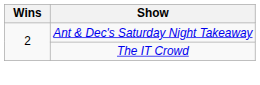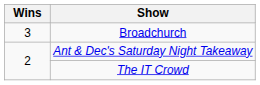+ row: (153, 32)
